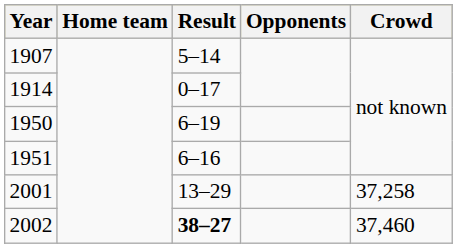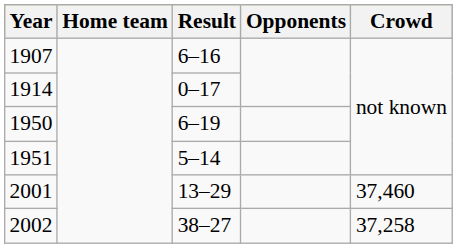(199, 55) 5–14 -> (199, 55) 6–16
(199, 157) 6–16 -> (199, 157) 5–14
(385, 191) 37,258 -> (385, 191) 37,460
(204, 225) bold -> (204, 225) normal
(385, 225) 37,460 -> (385, 225) 37,258
